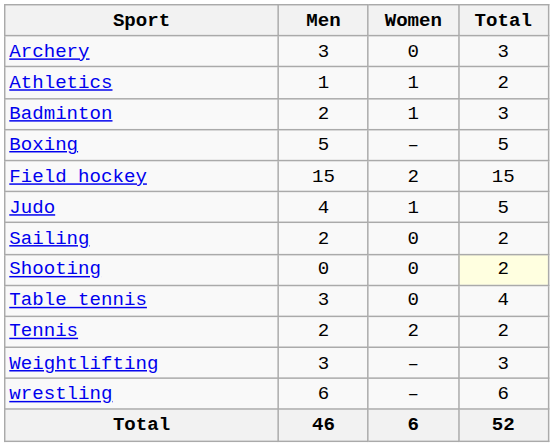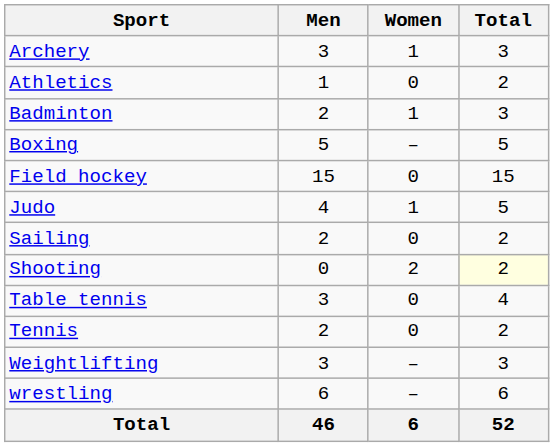(413, 51) 0 -> (413, 51) 1
(413, 83) 1 -> (413, 83) 0
(413, 176) 2 -> (413, 176) 0
(413, 269) 0 -> (413, 269) 2
(413, 332) 2 -> (413, 332) 0
